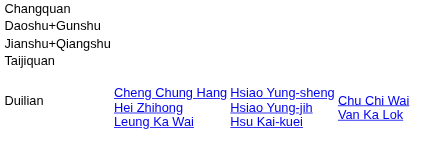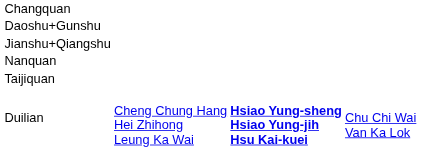+ row: (30, 61)
(283, 107) normal -> (286, 125) bold
